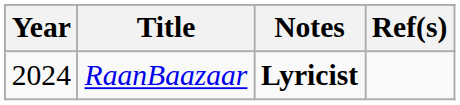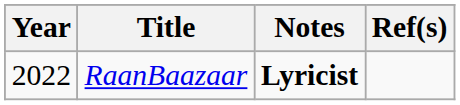(41, 74) 2024 -> (41, 74) 2022
